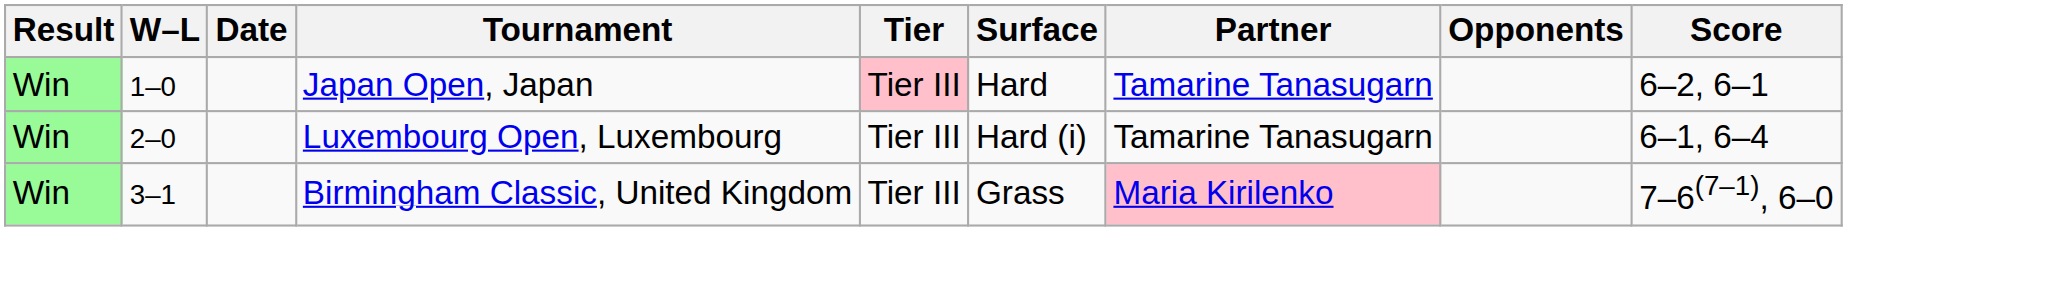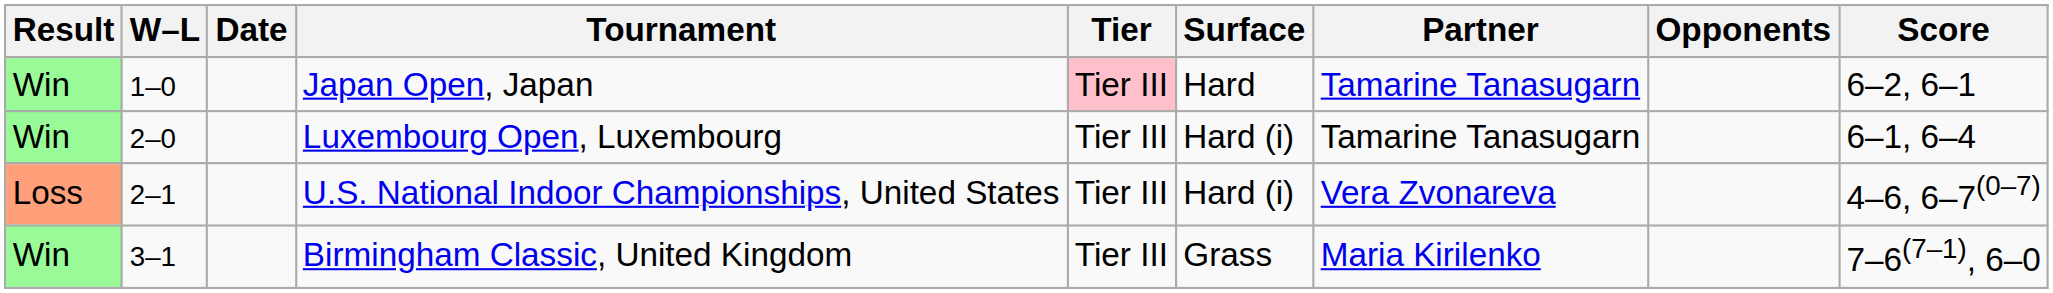+ row: (681, 193)
(1223, 193) pink background -> (1431, 255) no background
